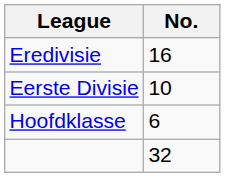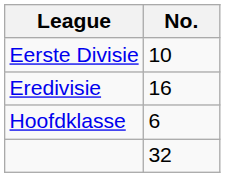rows swapped: (55, 54) <-> (74, 88)
